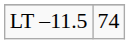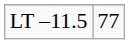(108, 21) 74 -> (108, 21) 77
